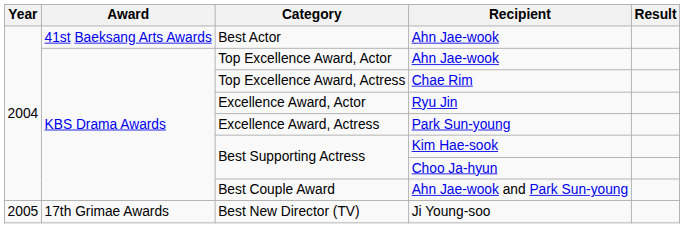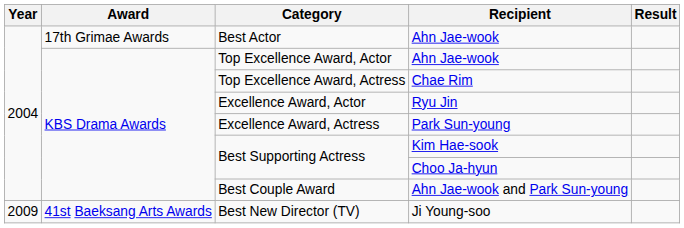(128, 37) 41st Baeksang Arts Awards -> (107, 37) 17th Grimae Awards
(23, 211) 2005 -> (23, 211) 2009
(107, 211) 17th Grimae Awards -> (128, 211) 41st Baeksang Arts Awards
